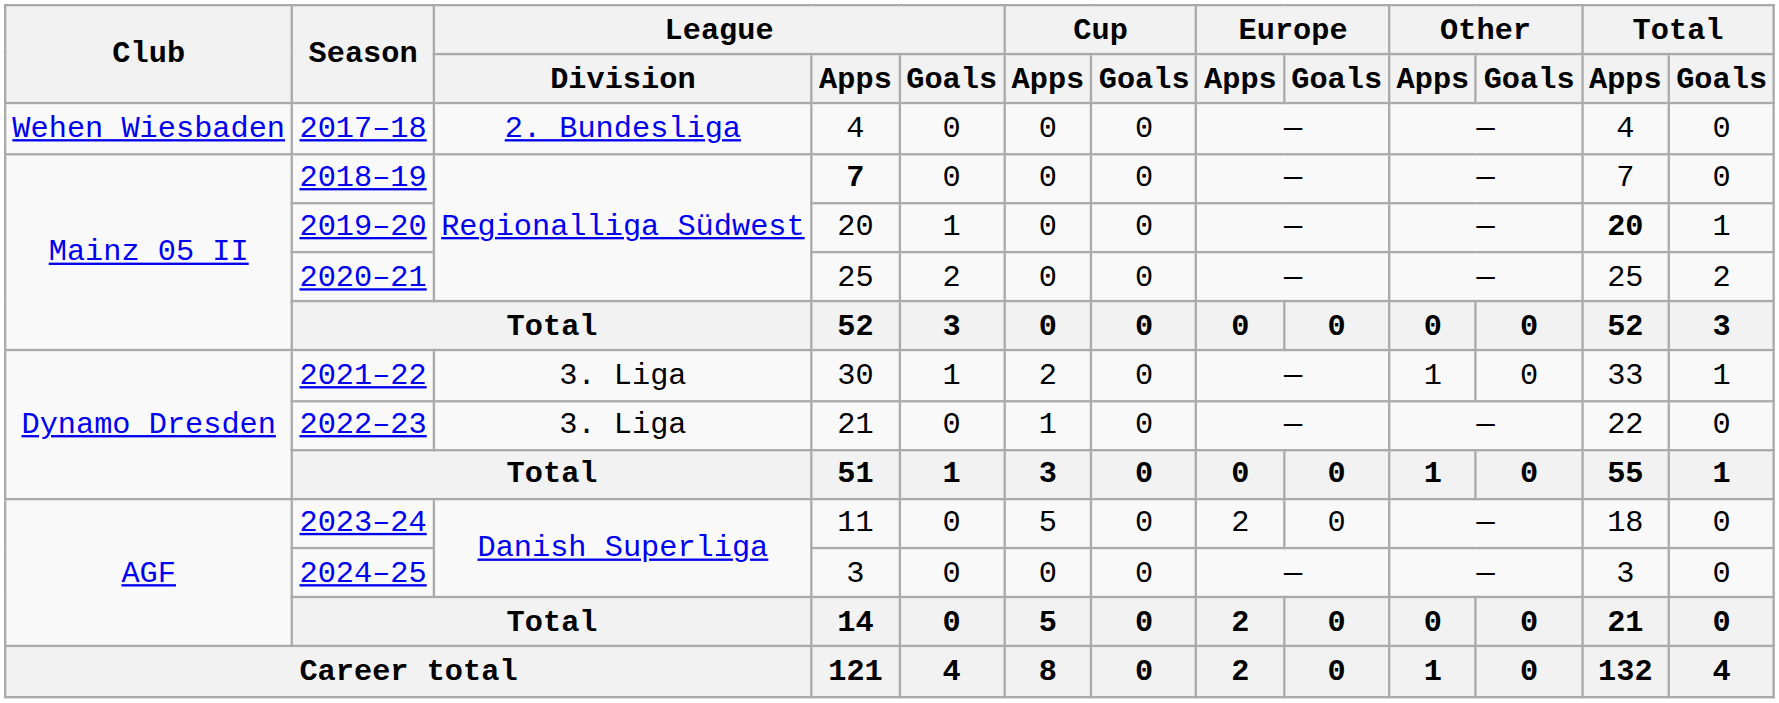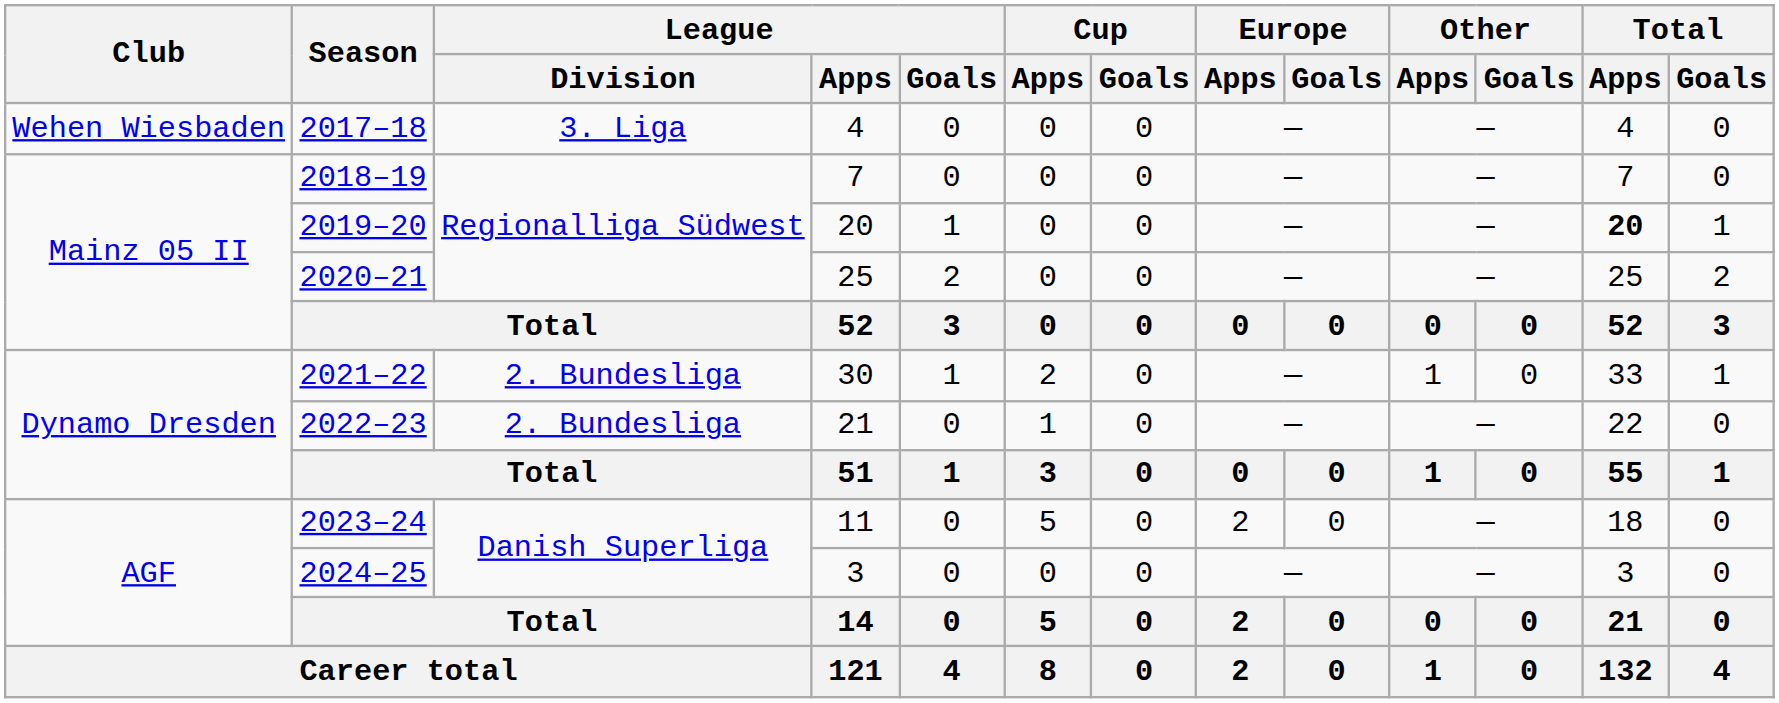(623, 129) 2. Bundesliga -> (623, 129) 3. Liga
(855, 178) bold -> (855, 178) normal
(623, 375) 3. Liga -> (623, 375) 2. Bundesliga
(623, 425) 3. Liga -> (623, 425) 2. Bundesliga
